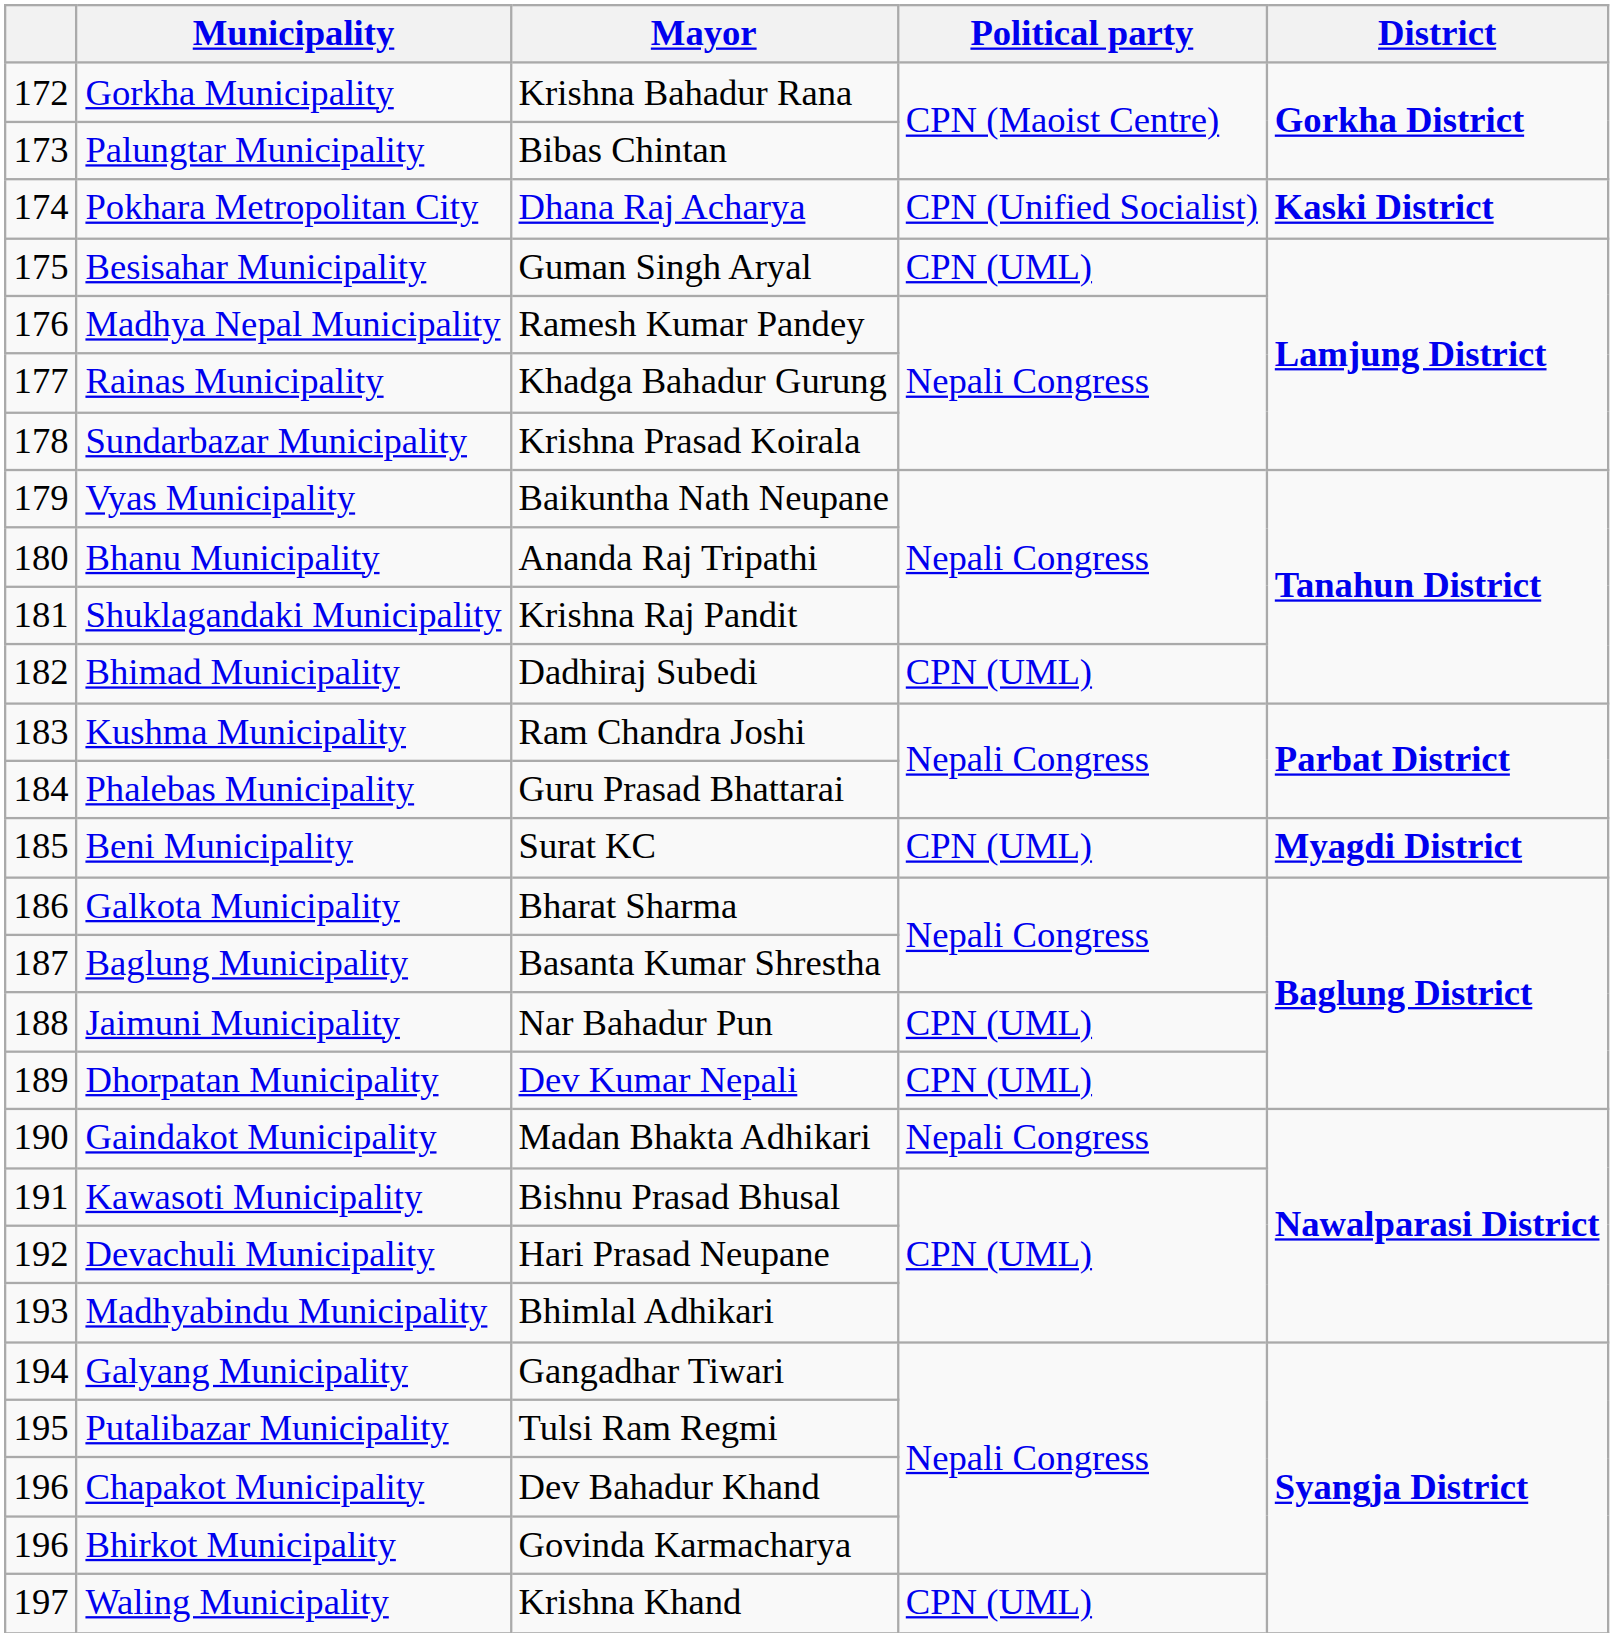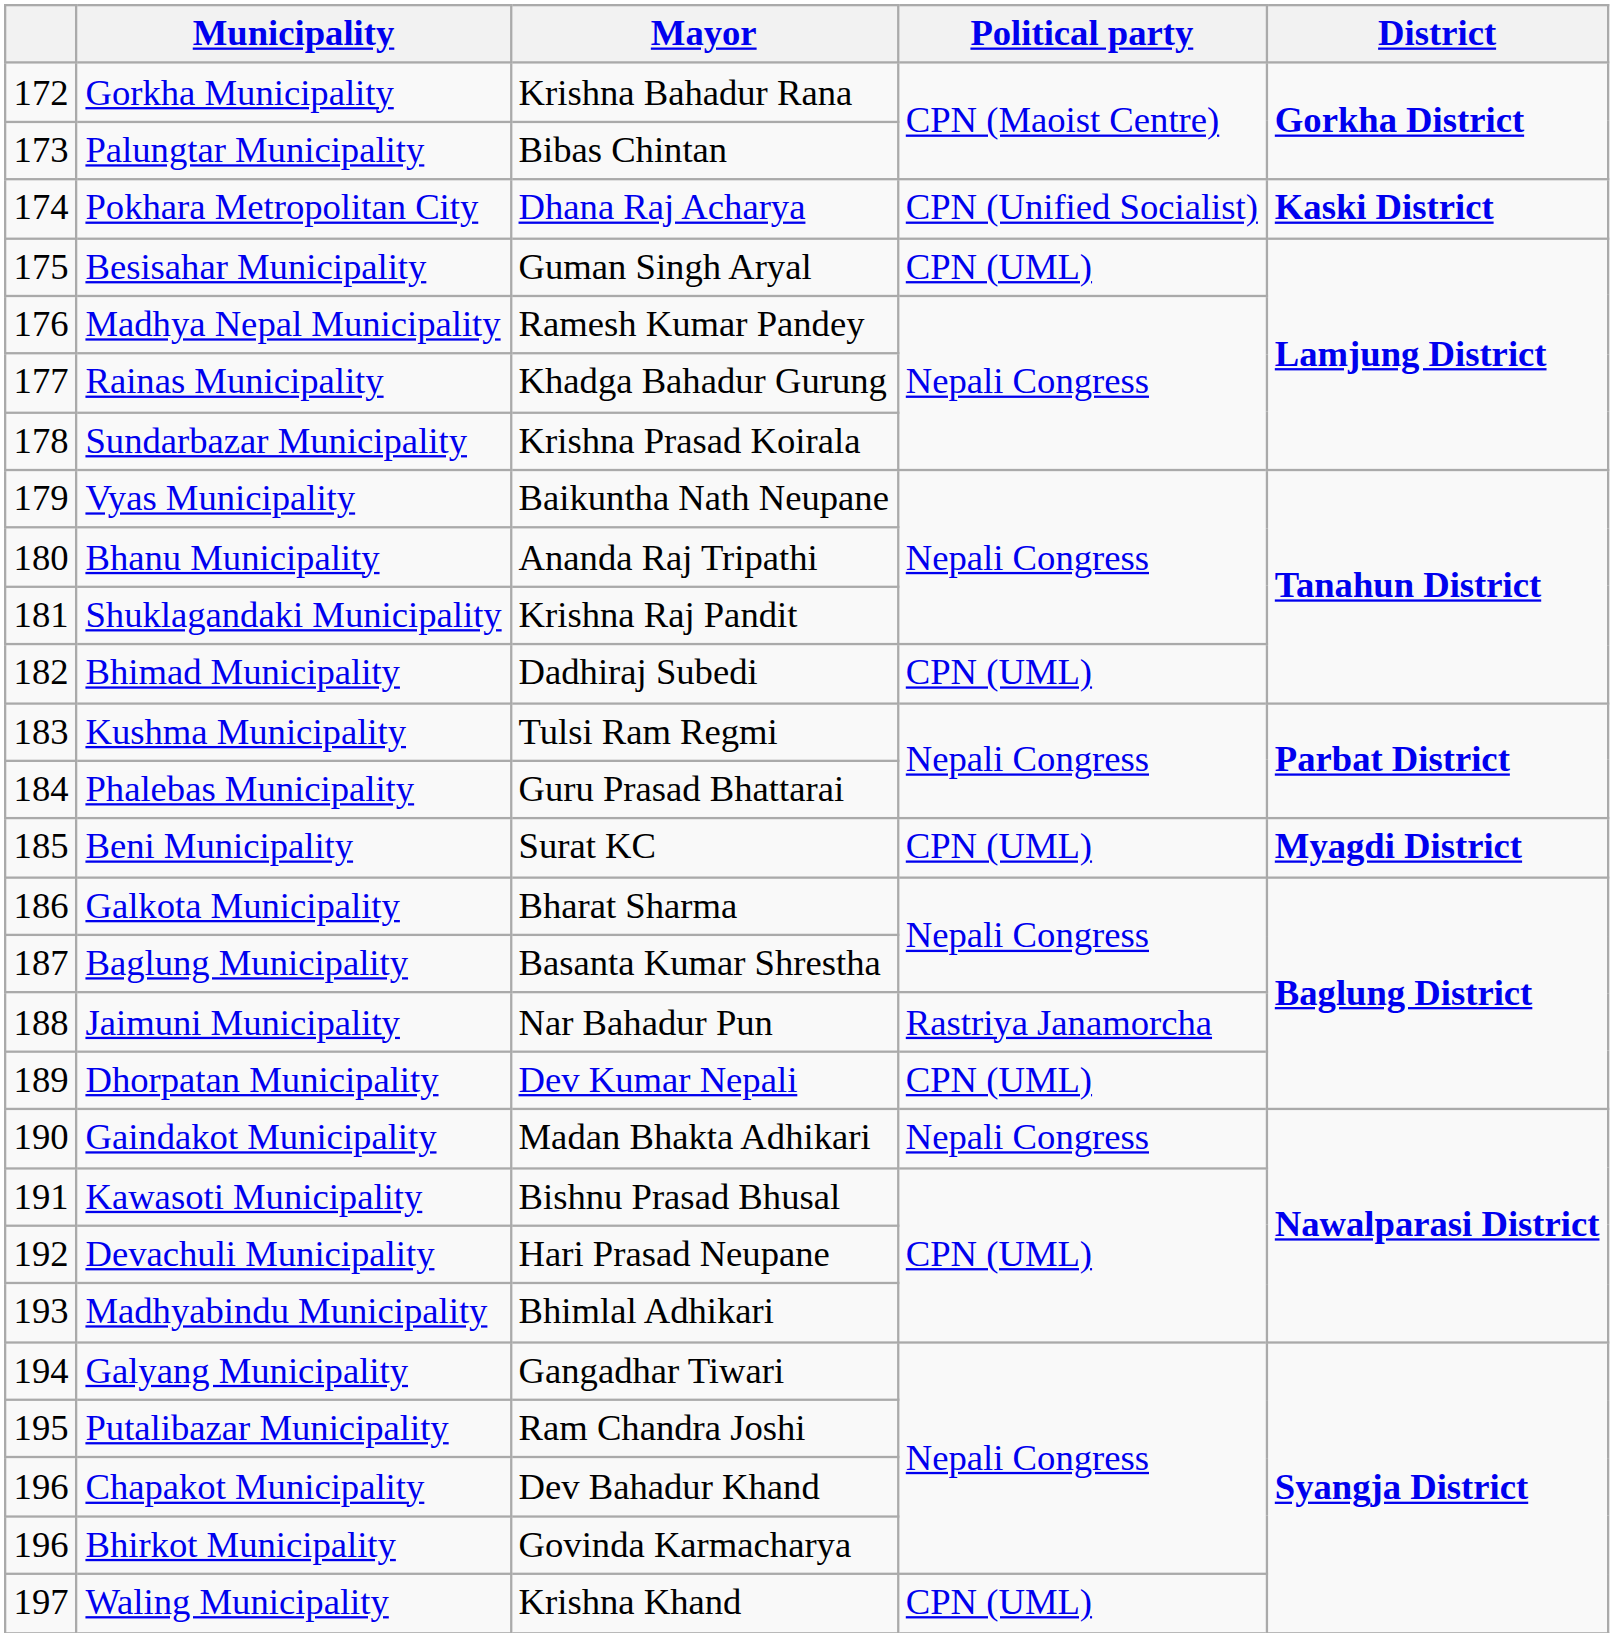(662, 730) Ram Chandra Joshi -> (648, 730) Tulsi Ram Regmi
(999, 1021) CPN (UML) -> (1059, 1021) Rastriya Janamorcha
(648, 1428) Tulsi Ram Regmi -> (662, 1428) Ram Chandra Joshi
